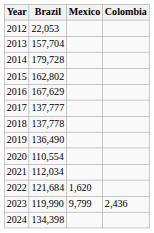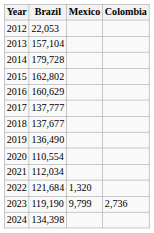(48, 44) 157,704 -> (48, 44) 157,104
(48, 92) 167,629 -> (48, 92) 160,629
(48, 124) 137,778 -> (48, 124) 137,677
(80, 188) 1,620 -> (80, 188) 1,320
(48, 204) 119,990 -> (48, 204) 119,190
(116, 204) 2,436 -> (116, 204) 2,736
